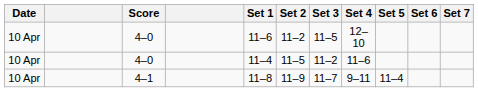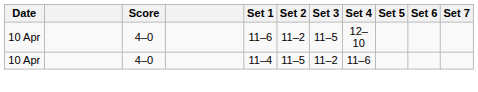- row: (24, 78)
